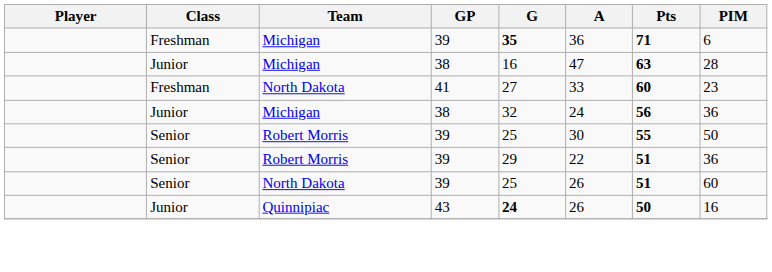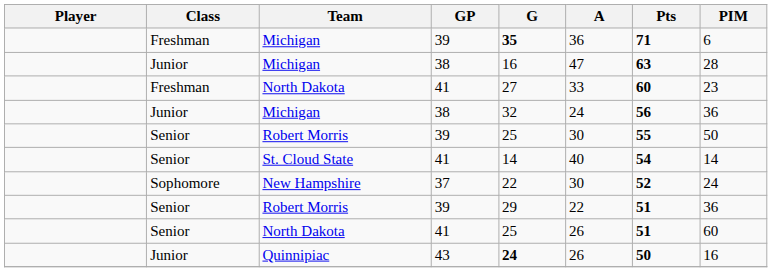+ row: (170, 159)
+ row: (185, 183)
(442, 183) 39 -> (442, 231) 41
